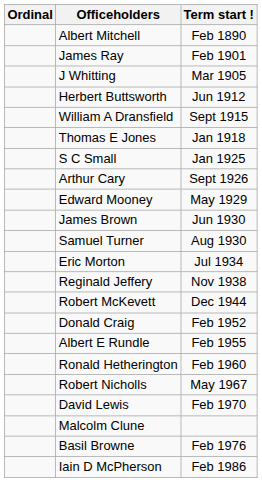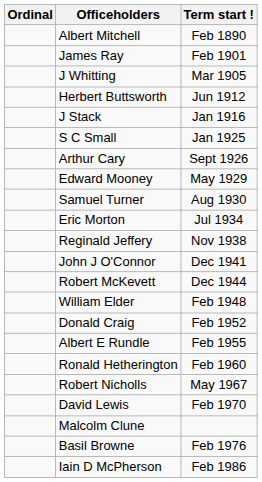- row: (116, 117)
+ row: (80, 117)
- row: (107, 138)
- row: (98, 220)
+ row: (107, 261)
+ row: (97, 302)
